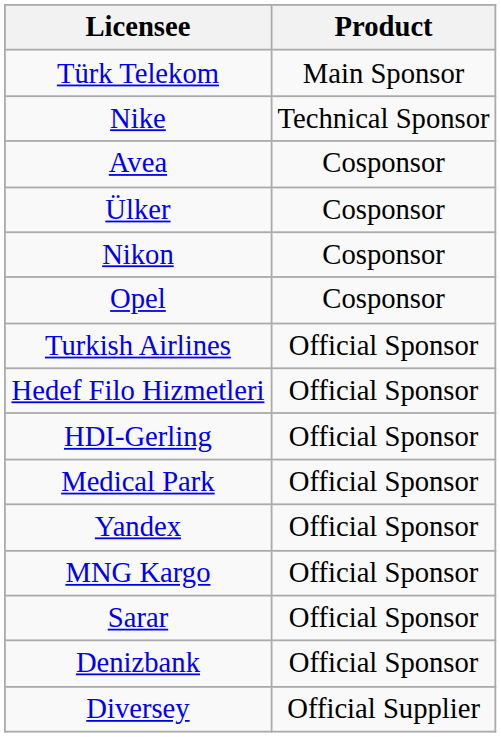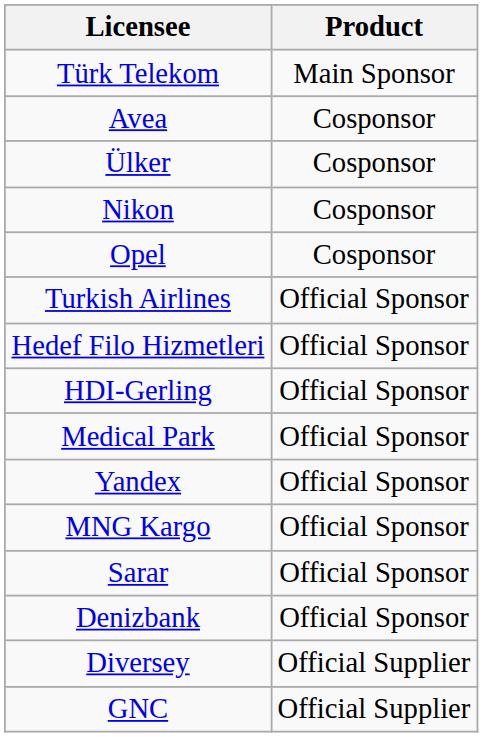- row: (138, 118)
+ row: (138, 708)
